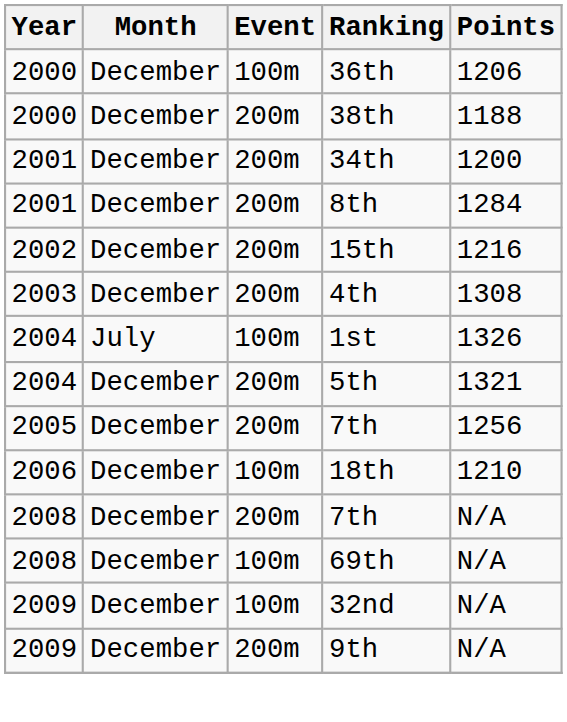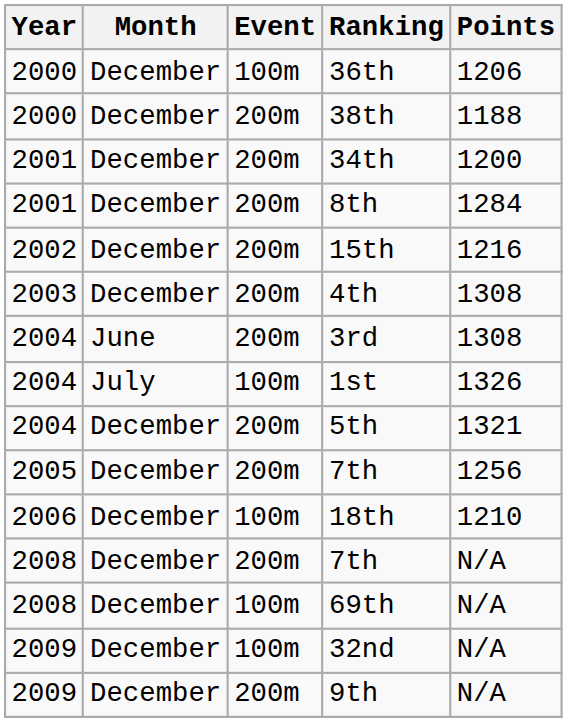+ row: (44, 339)
